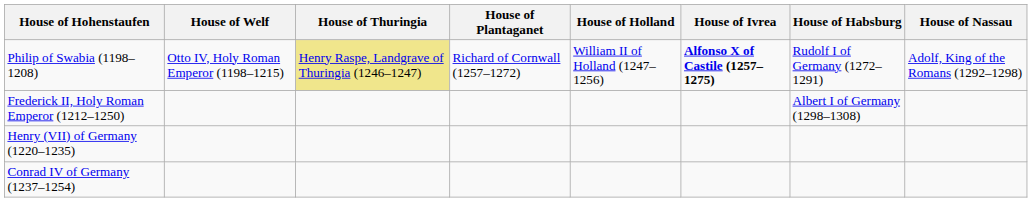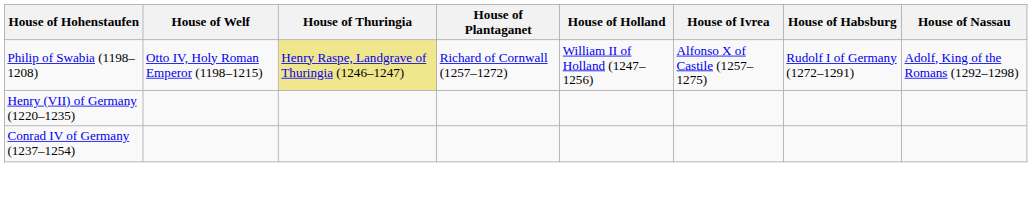(724, 65) bold -> (715, 65) normal
- row: (76, 108)
